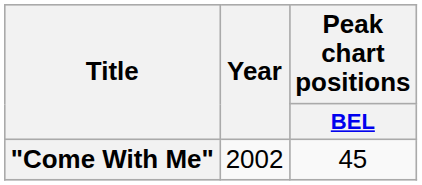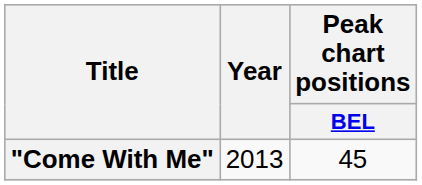(254, 159) 2002 -> (254, 159) 2013
